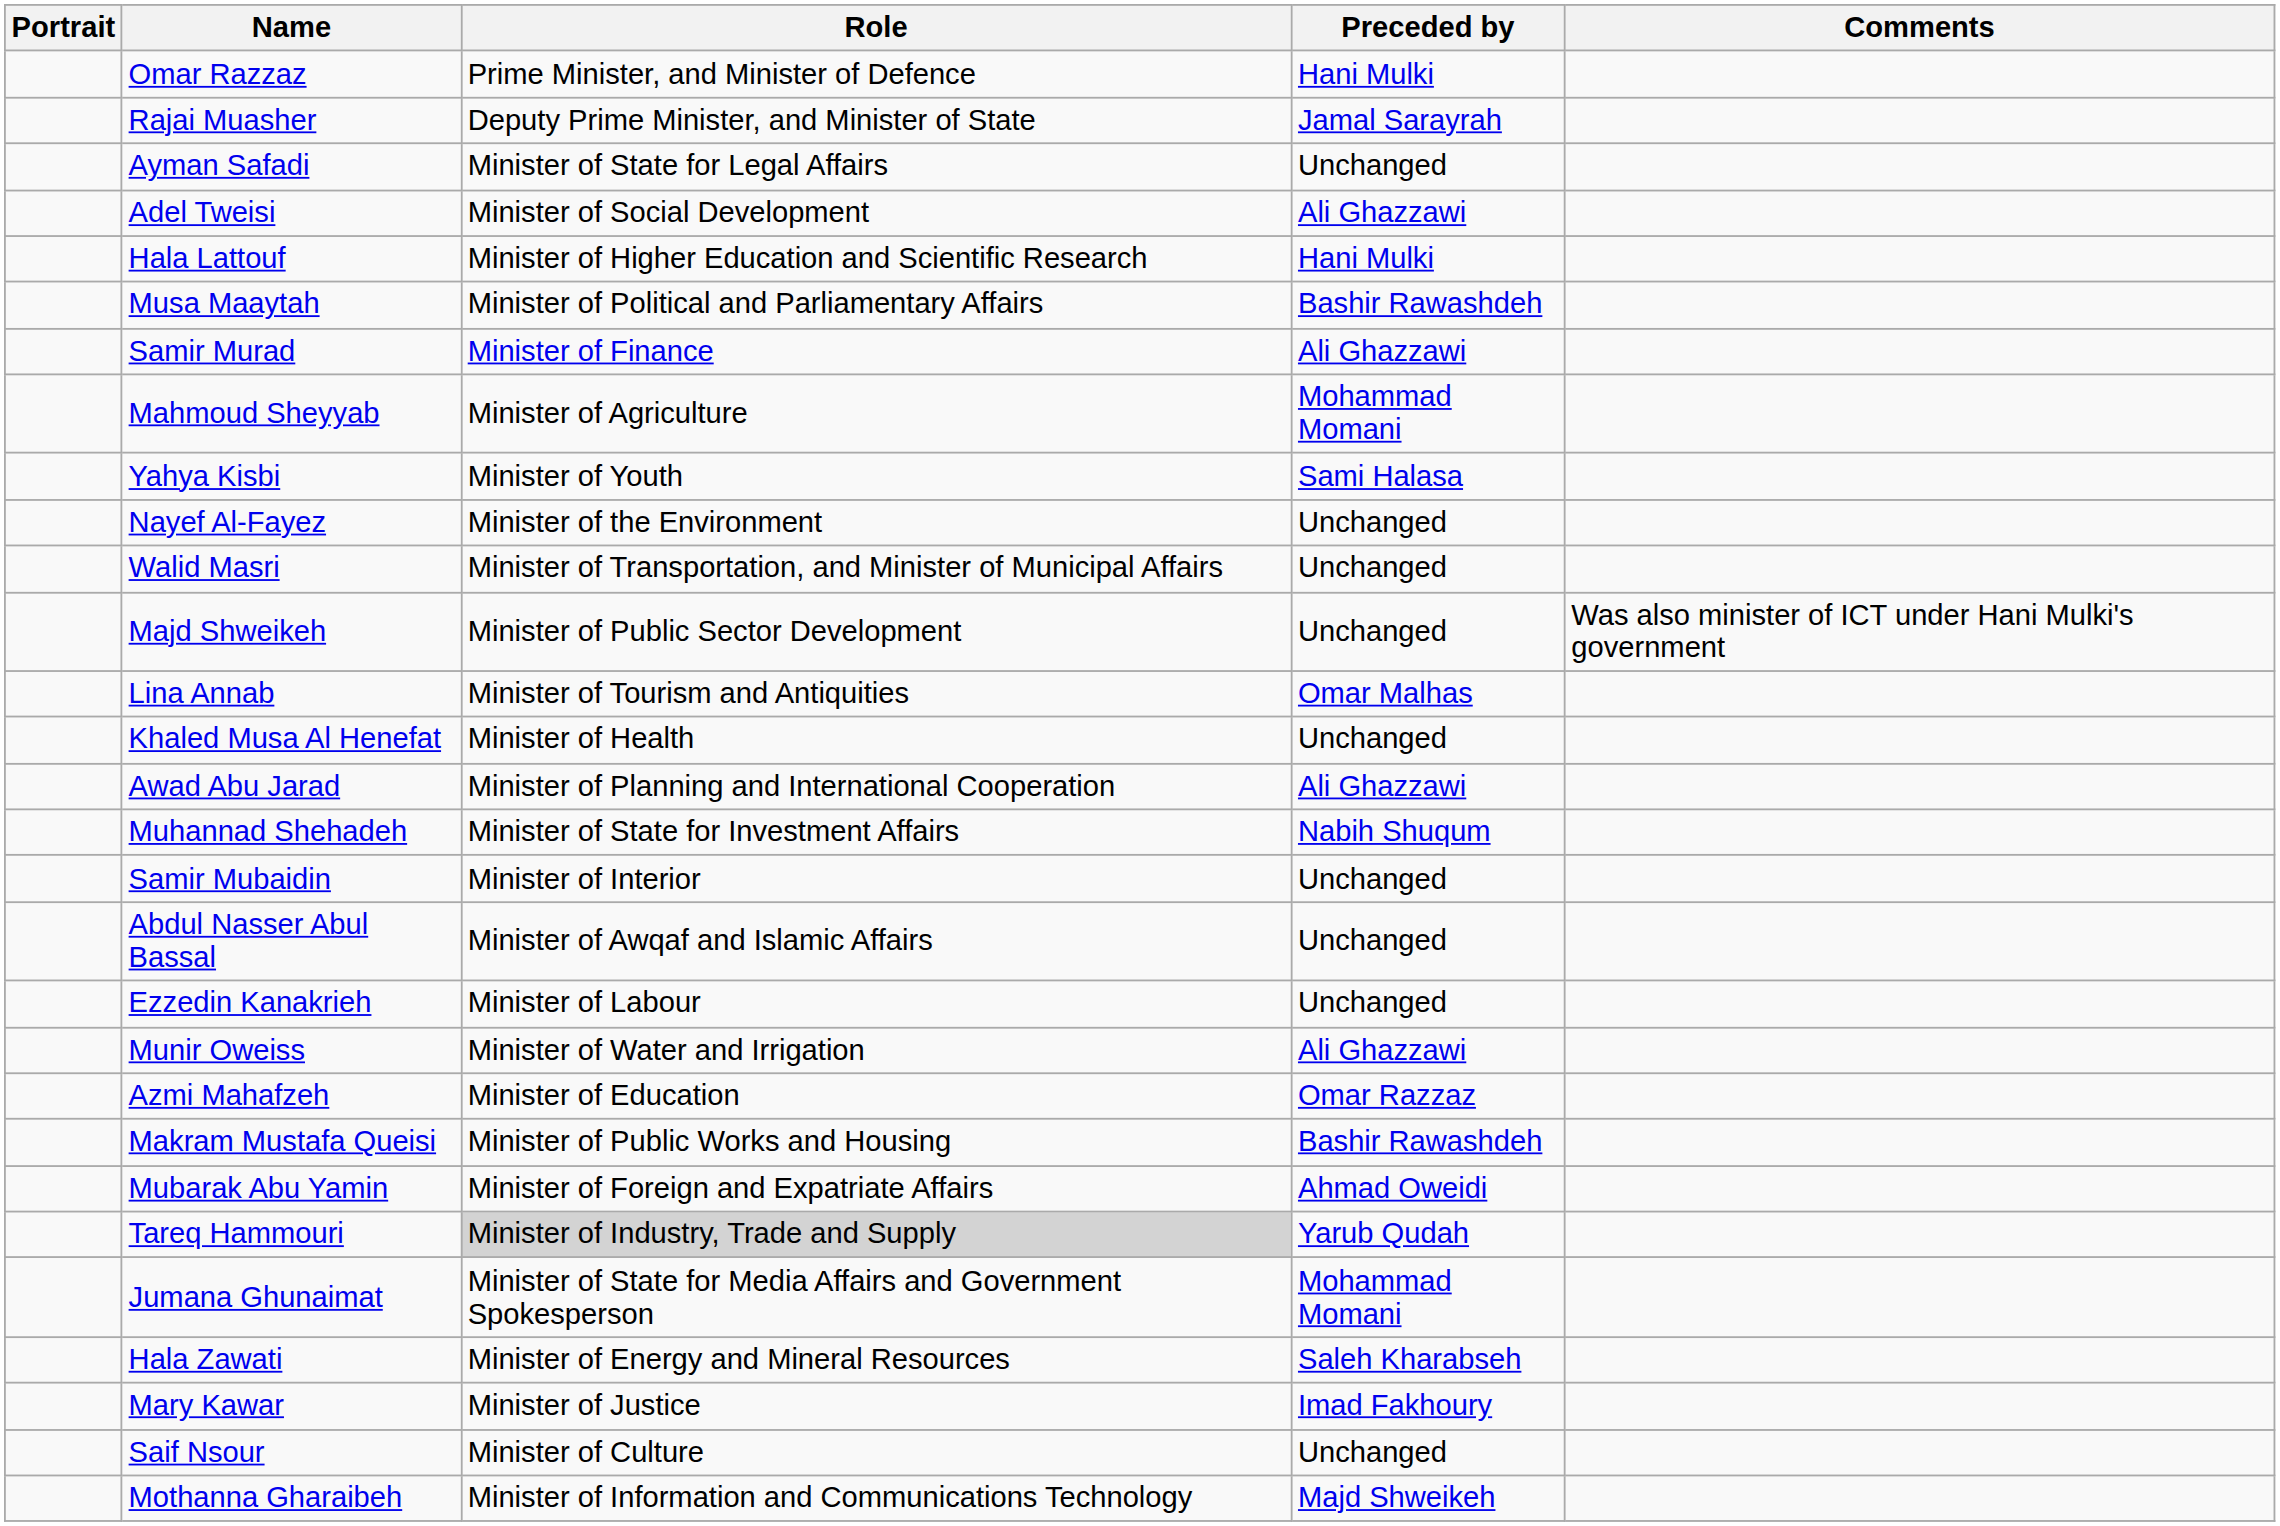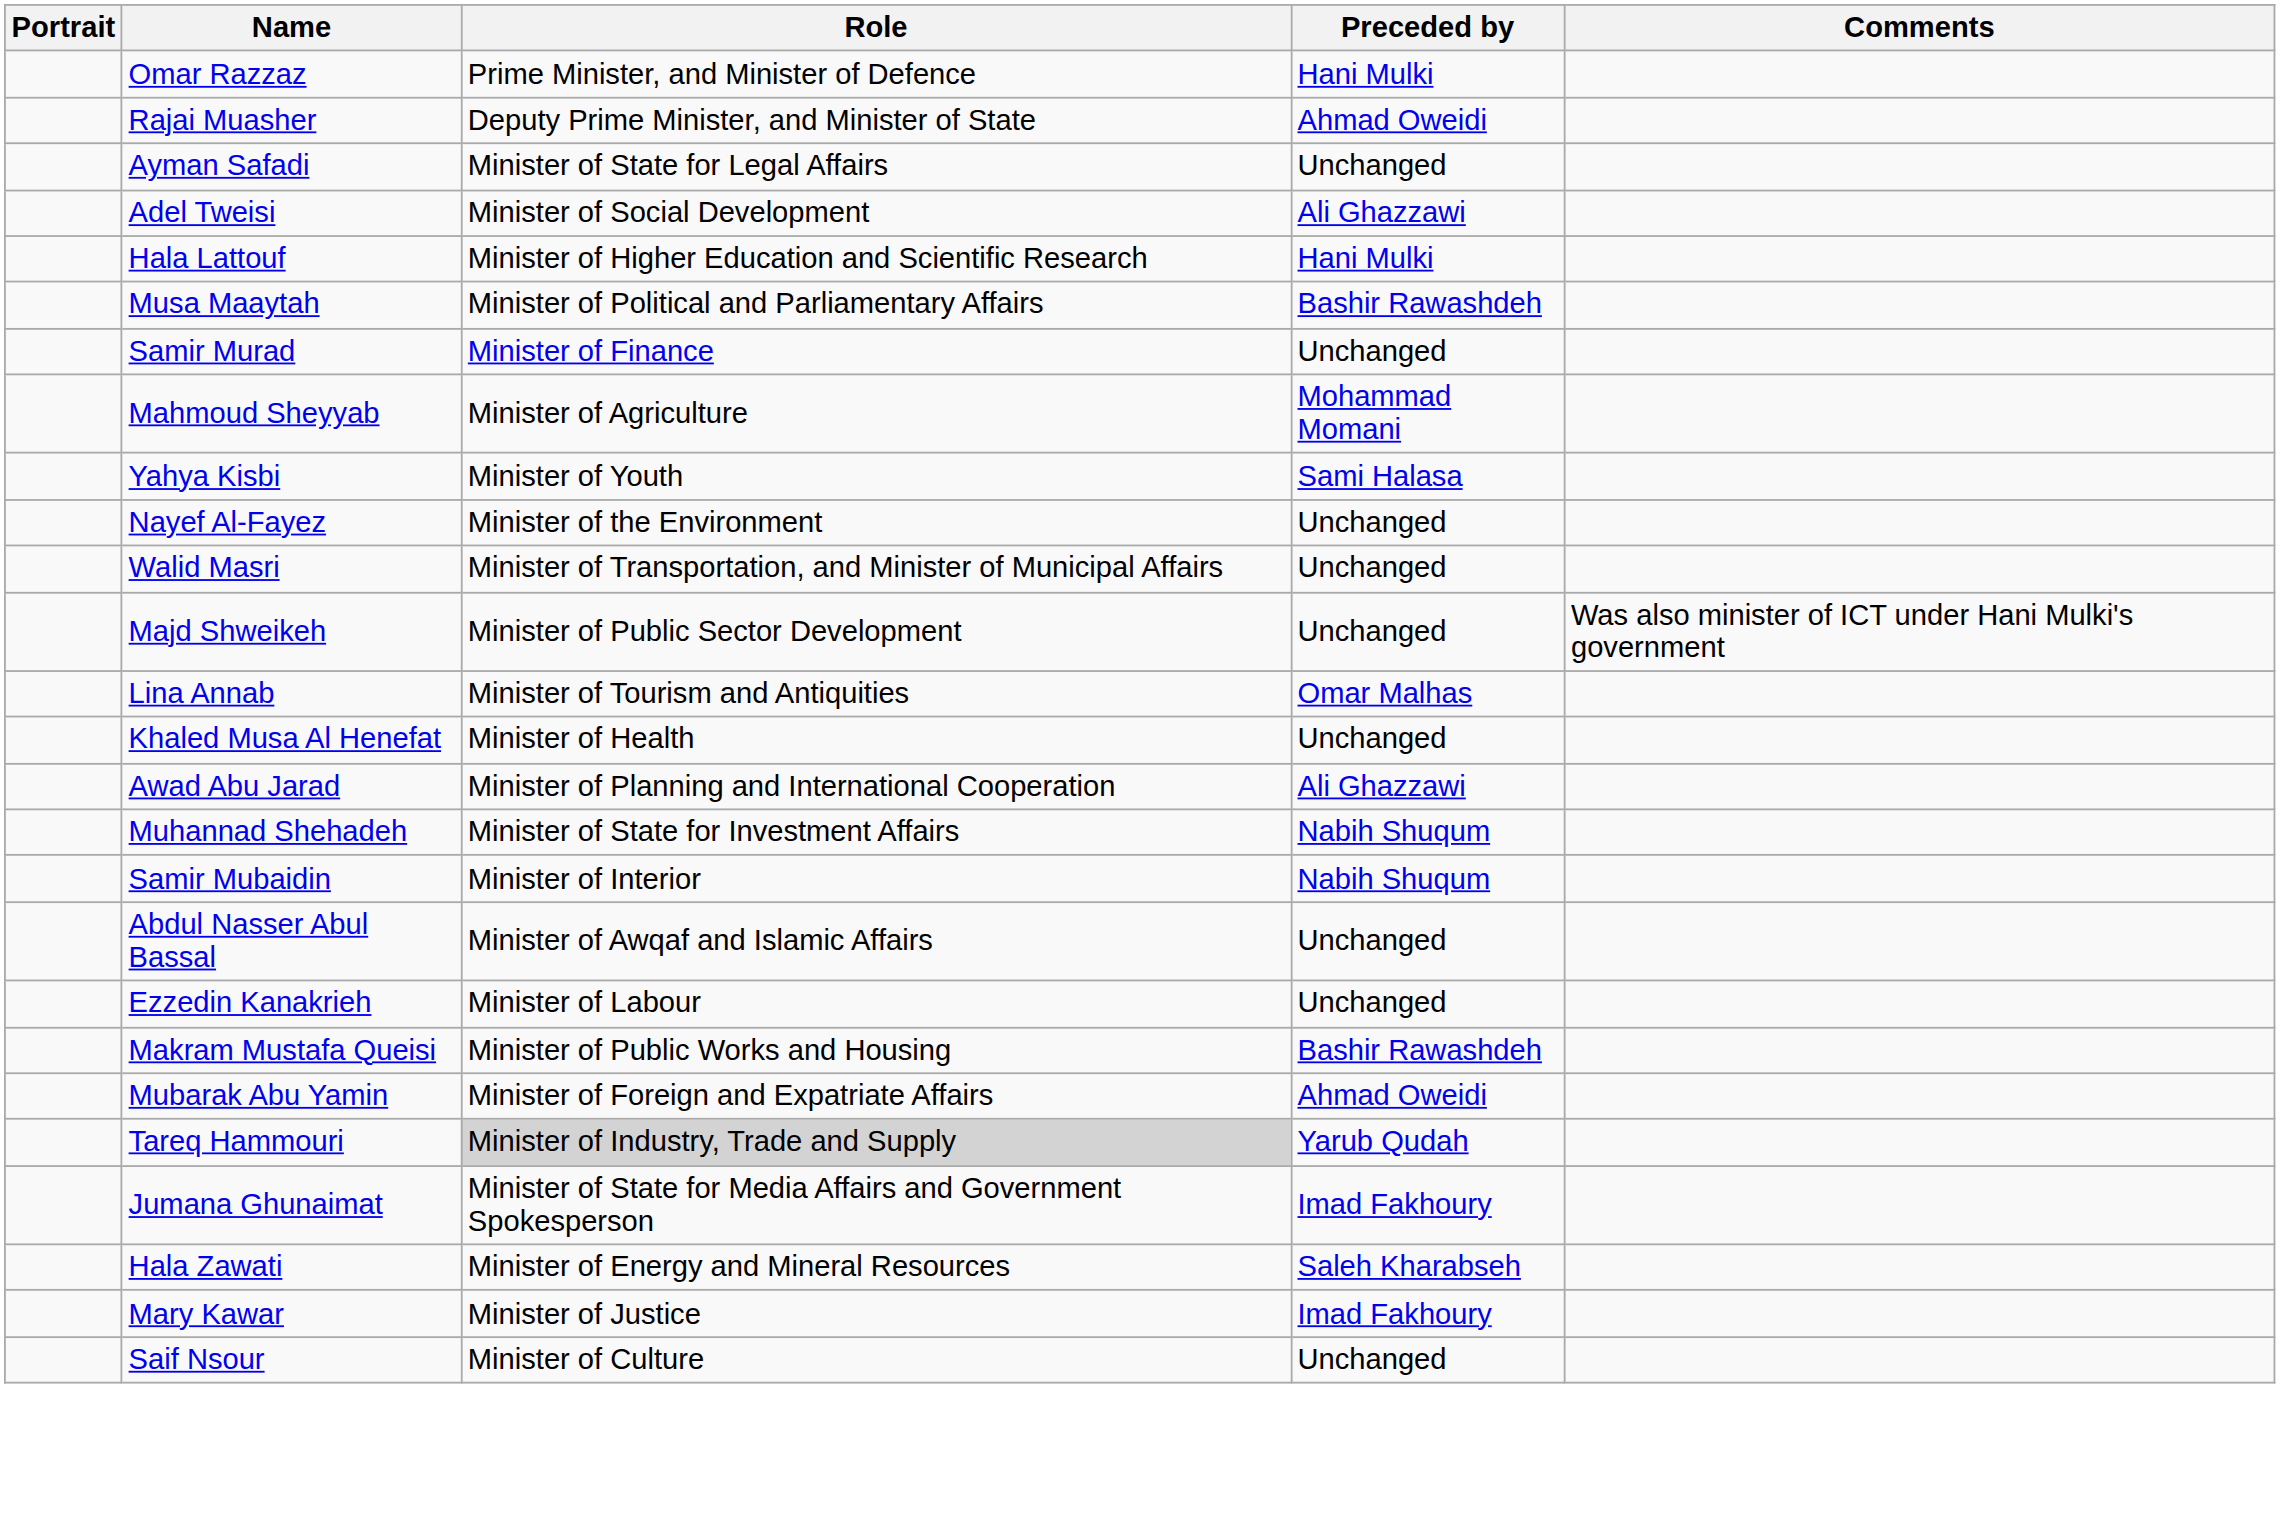(1400, 119) Jamal Sarayrah -> (1392, 119) Ahmad Oweidi
(1382, 350) Ali Ghazzawi -> (1372, 350) Unchanged
(1372, 878) Unchanged -> (1394, 878) Nabih Shuqum
- row: (217, 1049)
- row: (229, 1095)
(1375, 1296) Mohammad Momani -> (1395, 1204) Imad Fakhoury
- row: (265, 1497)
